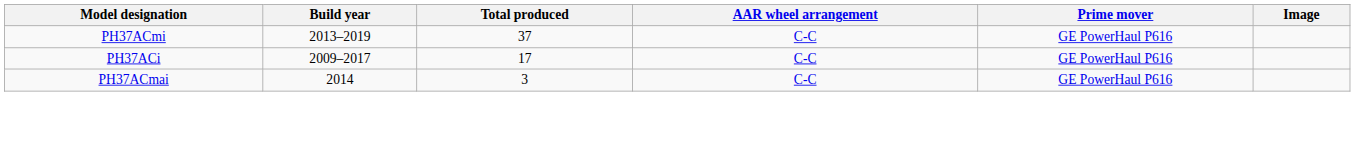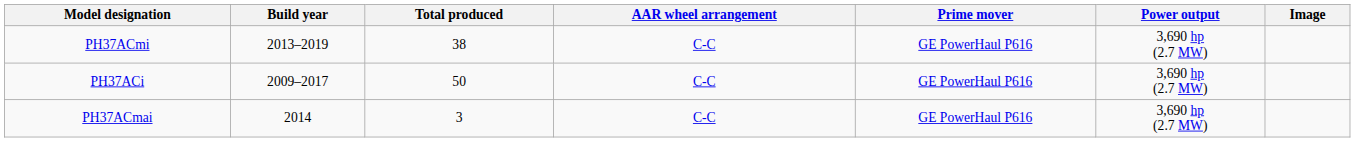+ column: (1180, 15)
(525, 36) 37 -> (459, 44) 38
(525, 58) 17 -> (459, 81) 50
